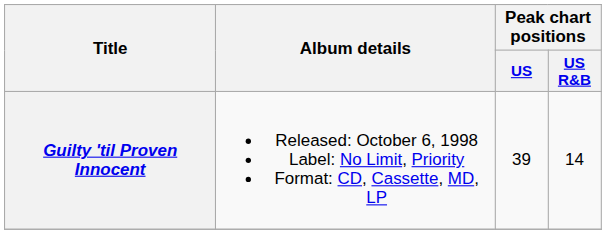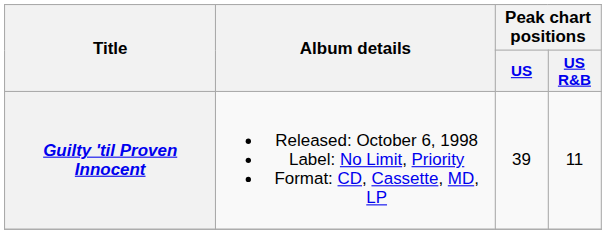(574, 160) 14 -> (574, 160) 11
